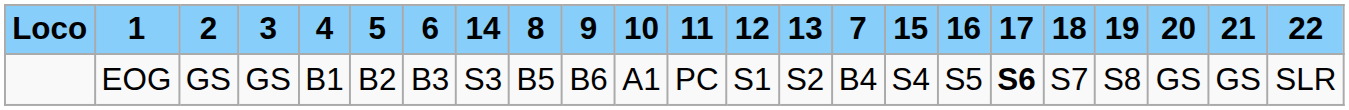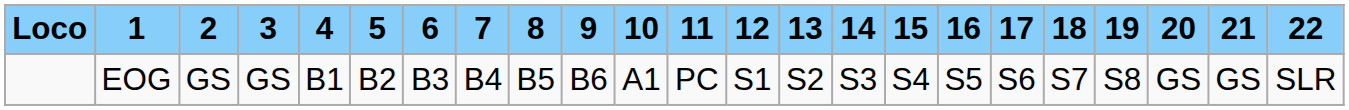columns swapped: (858, 29) <-> (483, 29)
(1016, 79) bold -> (1016, 79) normal
